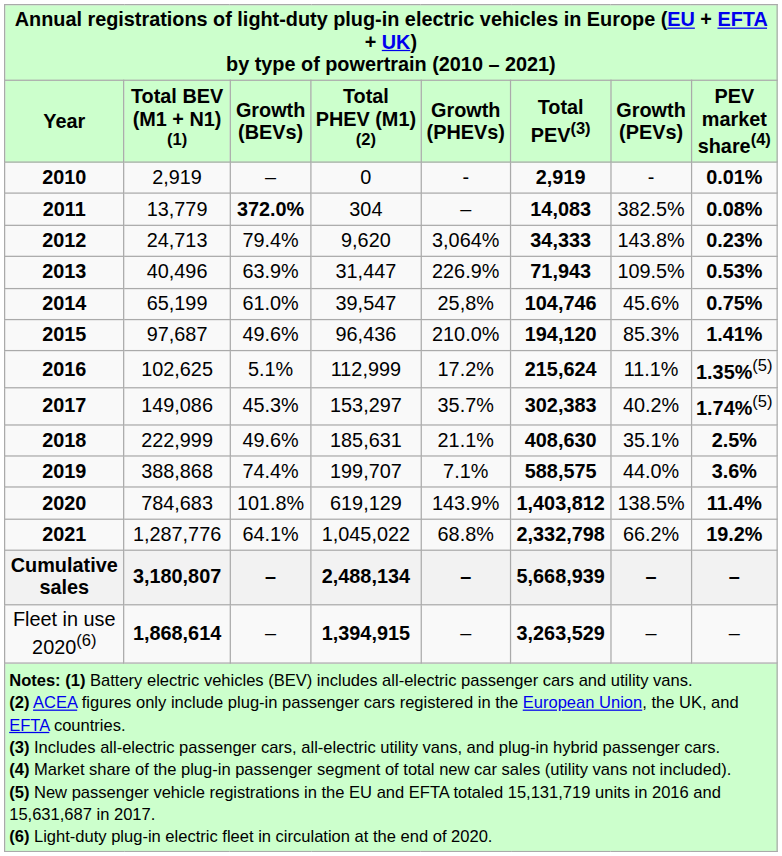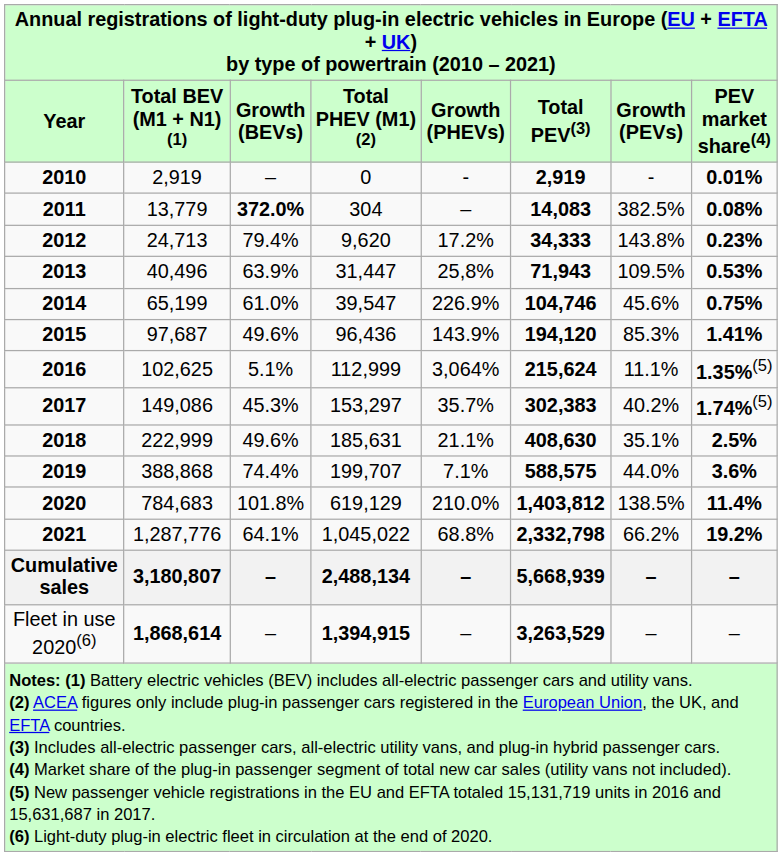(466, 240) 3,064% -> (466, 240) 17.2%
(466, 272) 226.9% -> (466, 272) 25,8%
(466, 303) 25,8% -> (466, 303) 226.9%
(466, 335) 210.0% -> (466, 335) 143.9%
(466, 369) 17.2% -> (466, 369) 3,064%
(466, 503) 143.9% -> (466, 503) 210.0%
